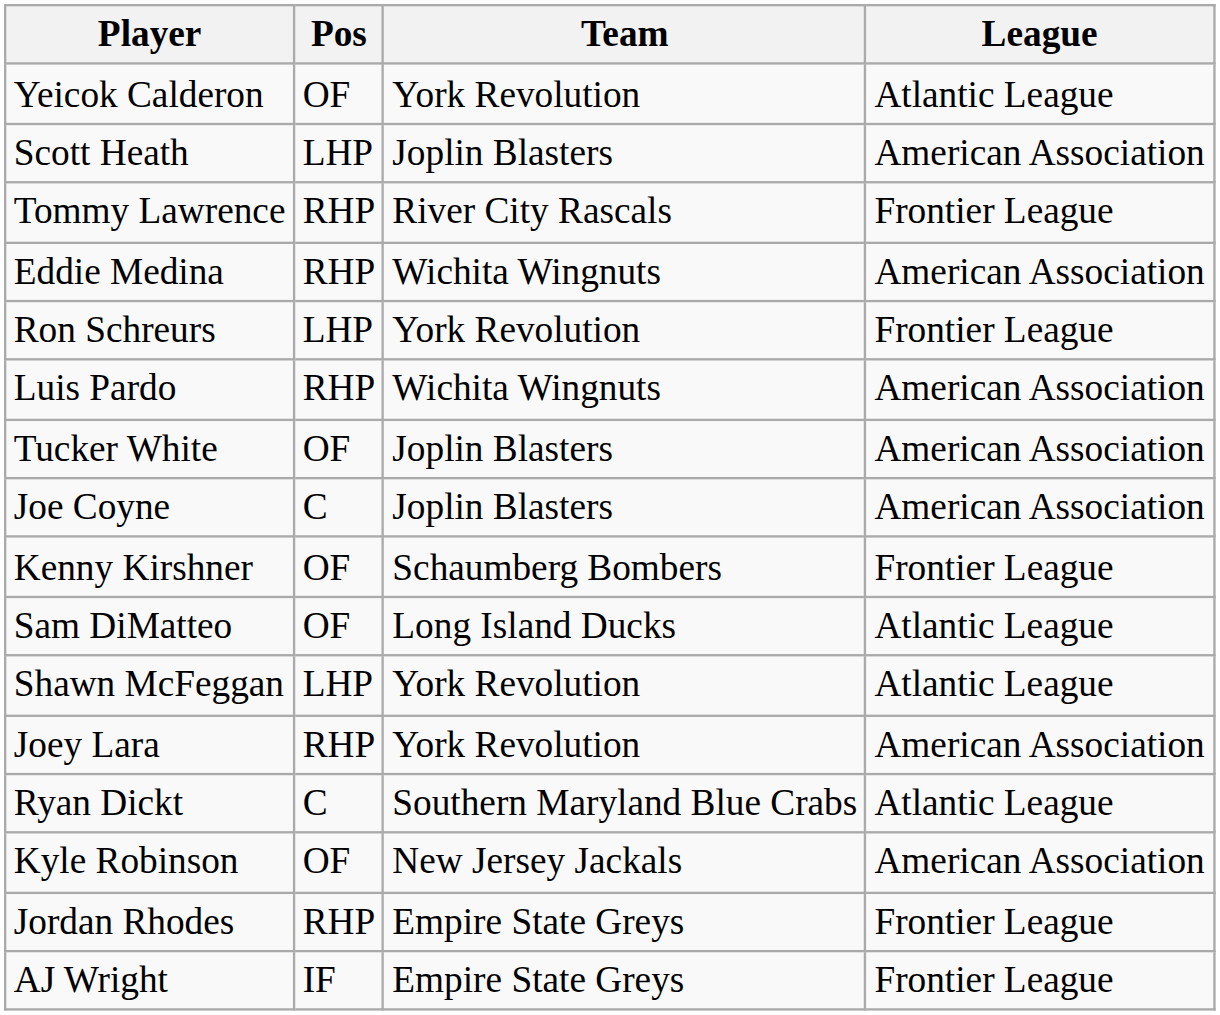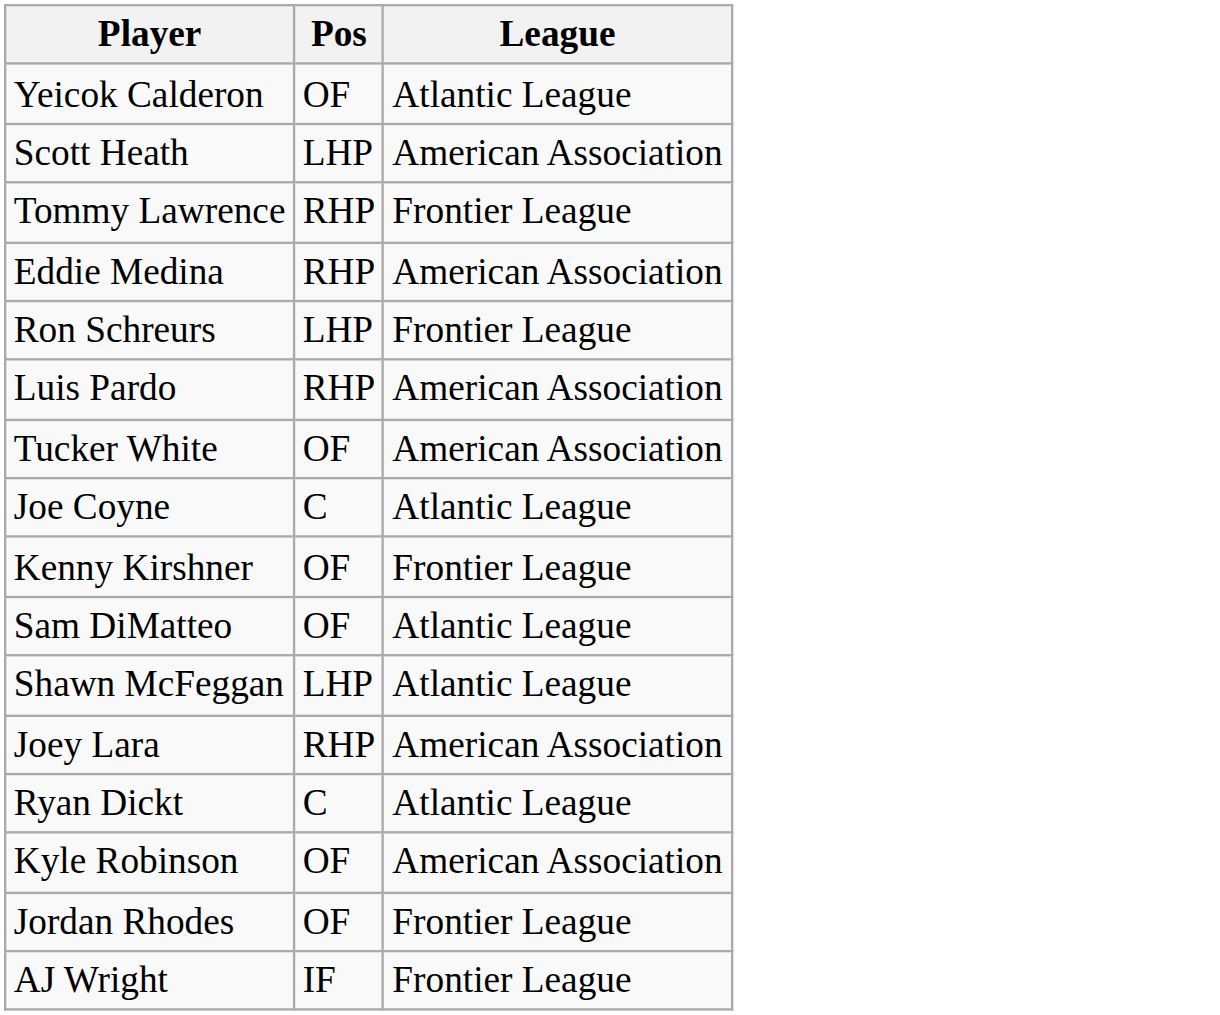- column: (625, 34)
(1040, 507) American Association -> (512, 507) Atlantic League
(339, 920) RHP -> (326, 920) OF
